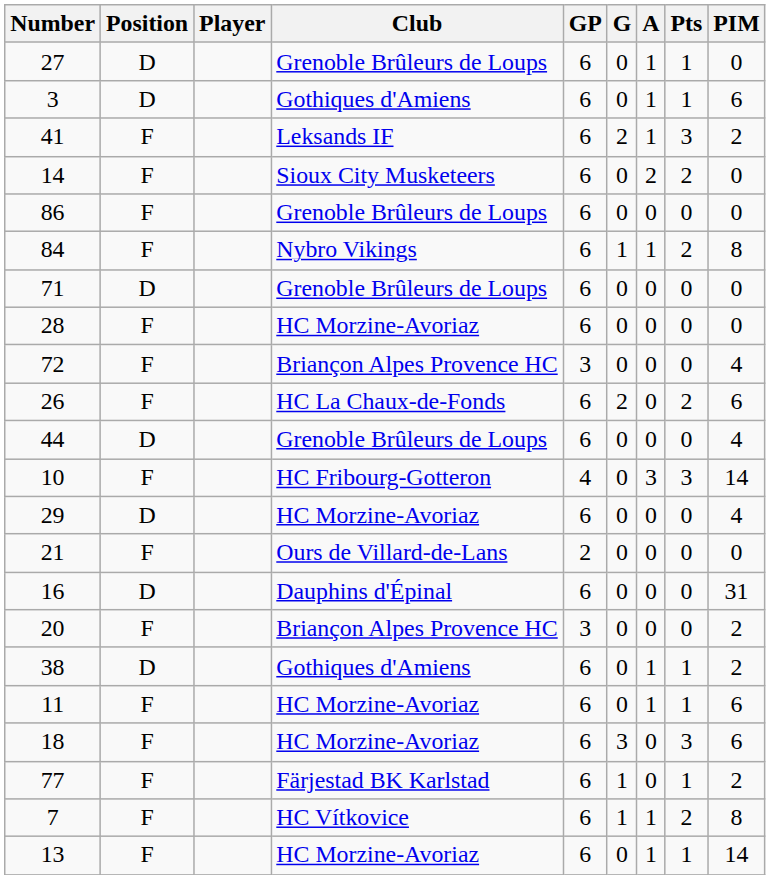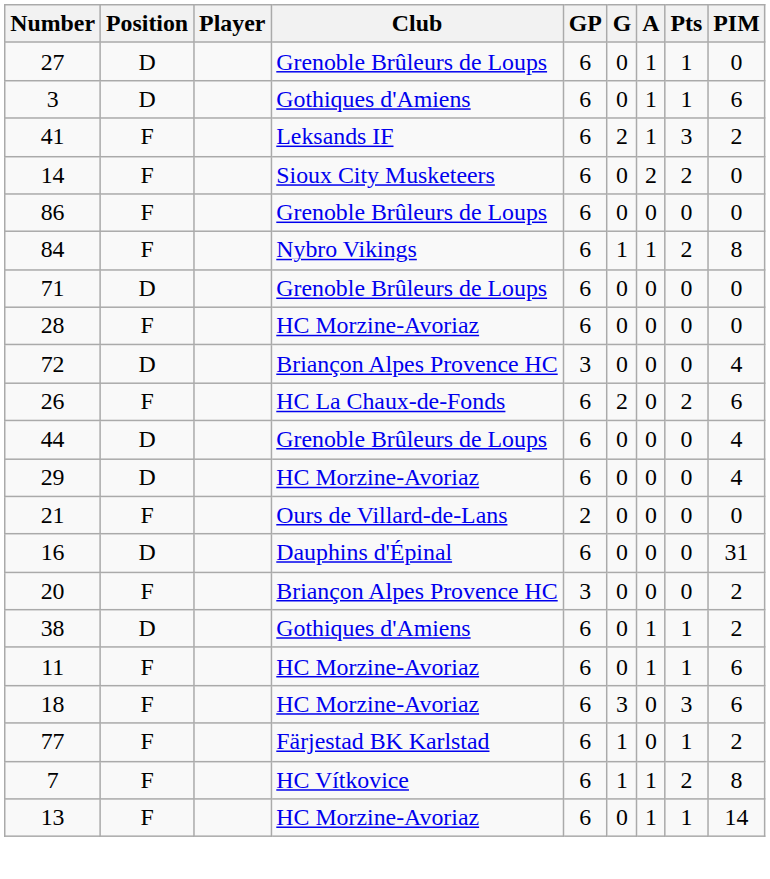(147, 363) F -> (147, 363) D
- row: (53, 477)
